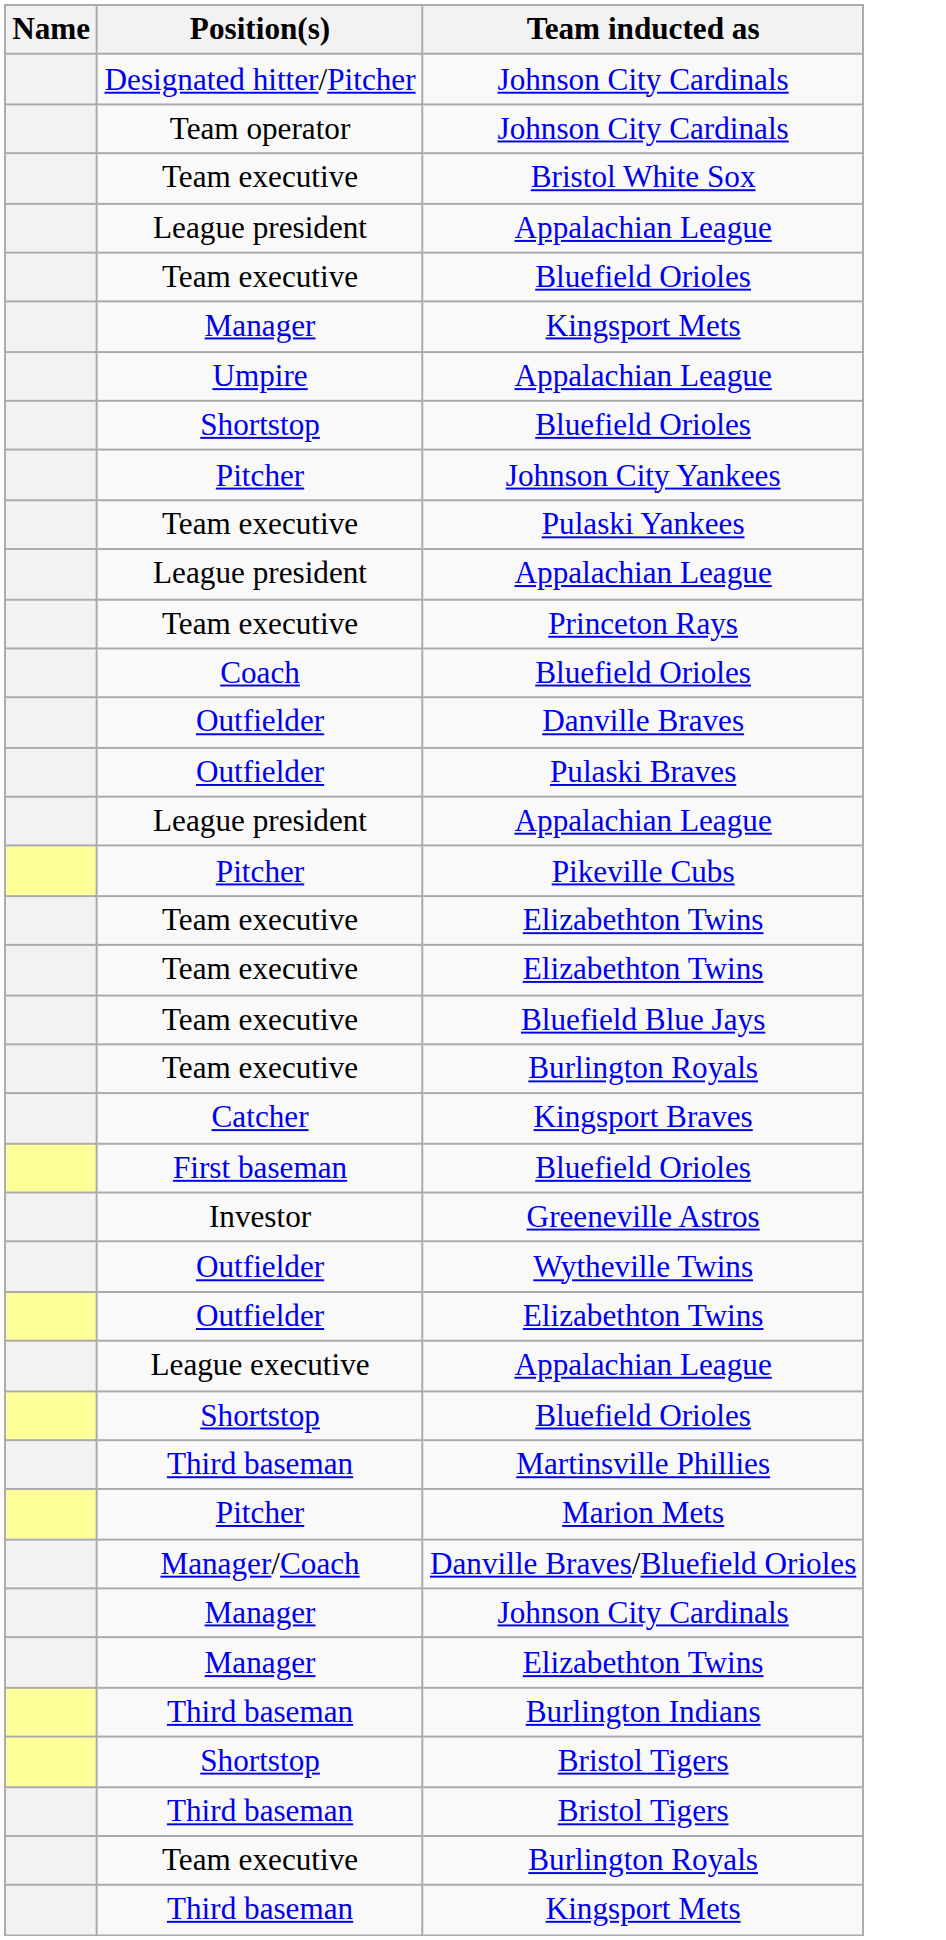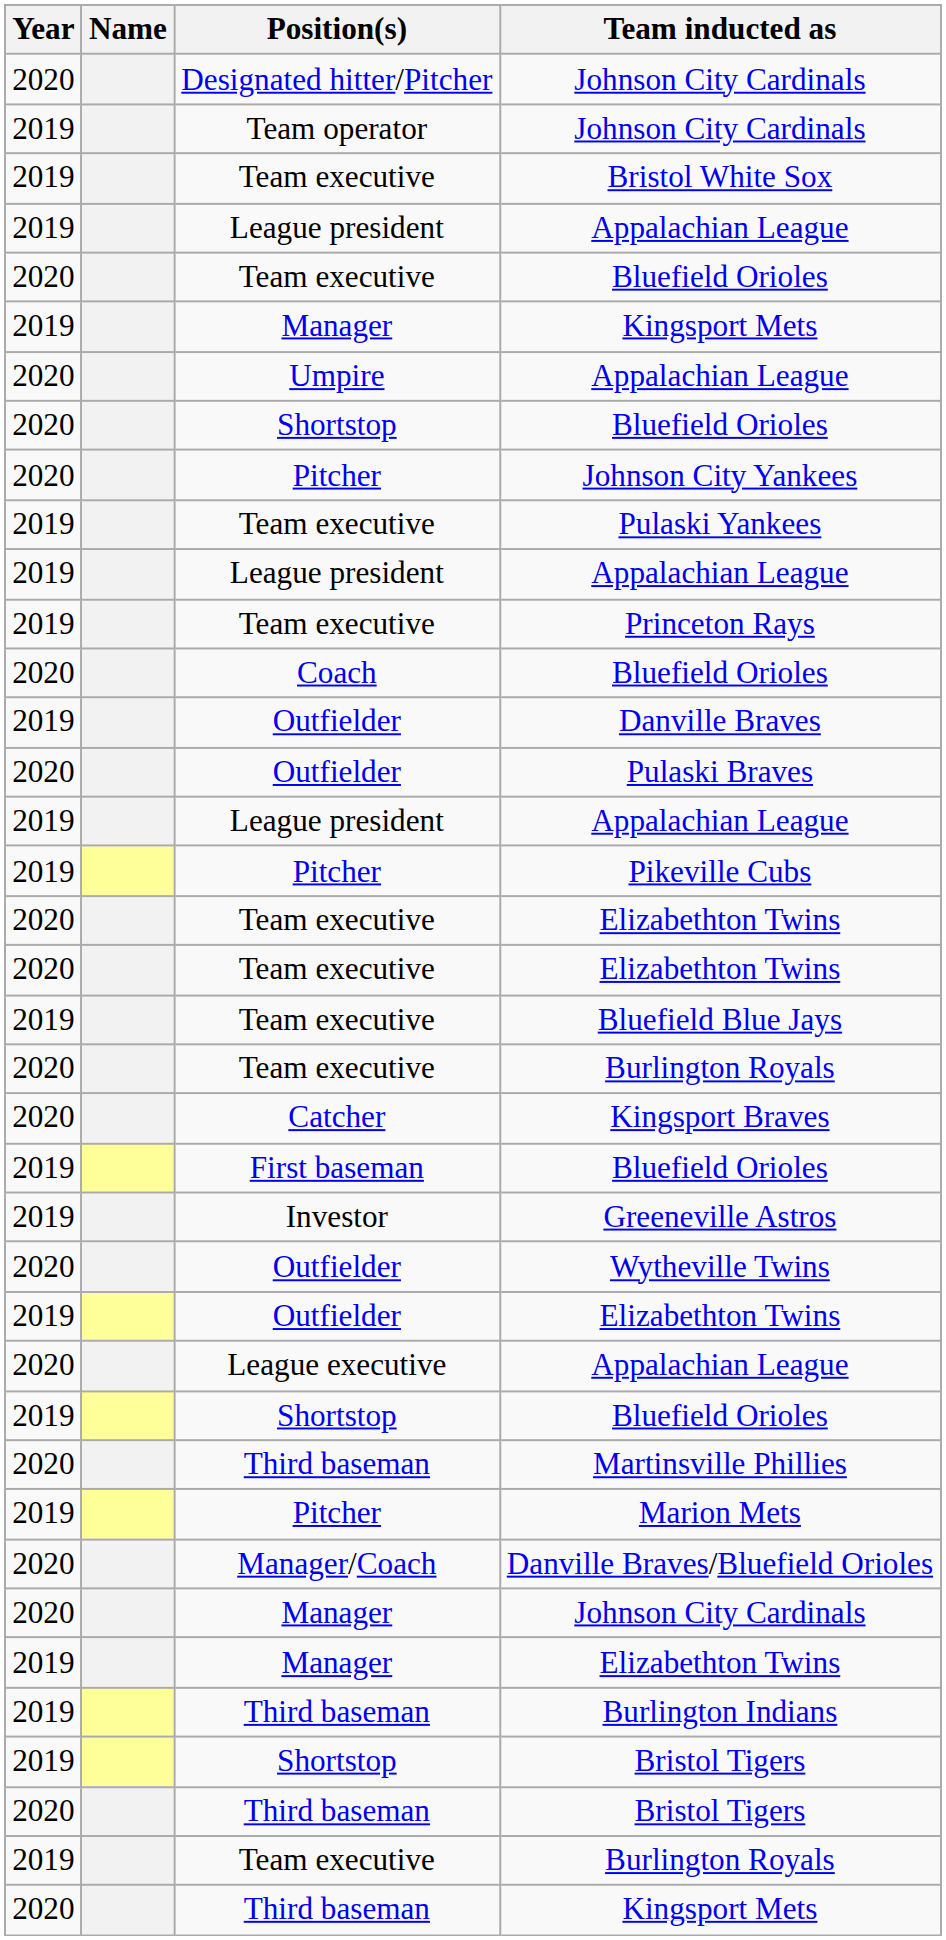+ column: (43, 29)
